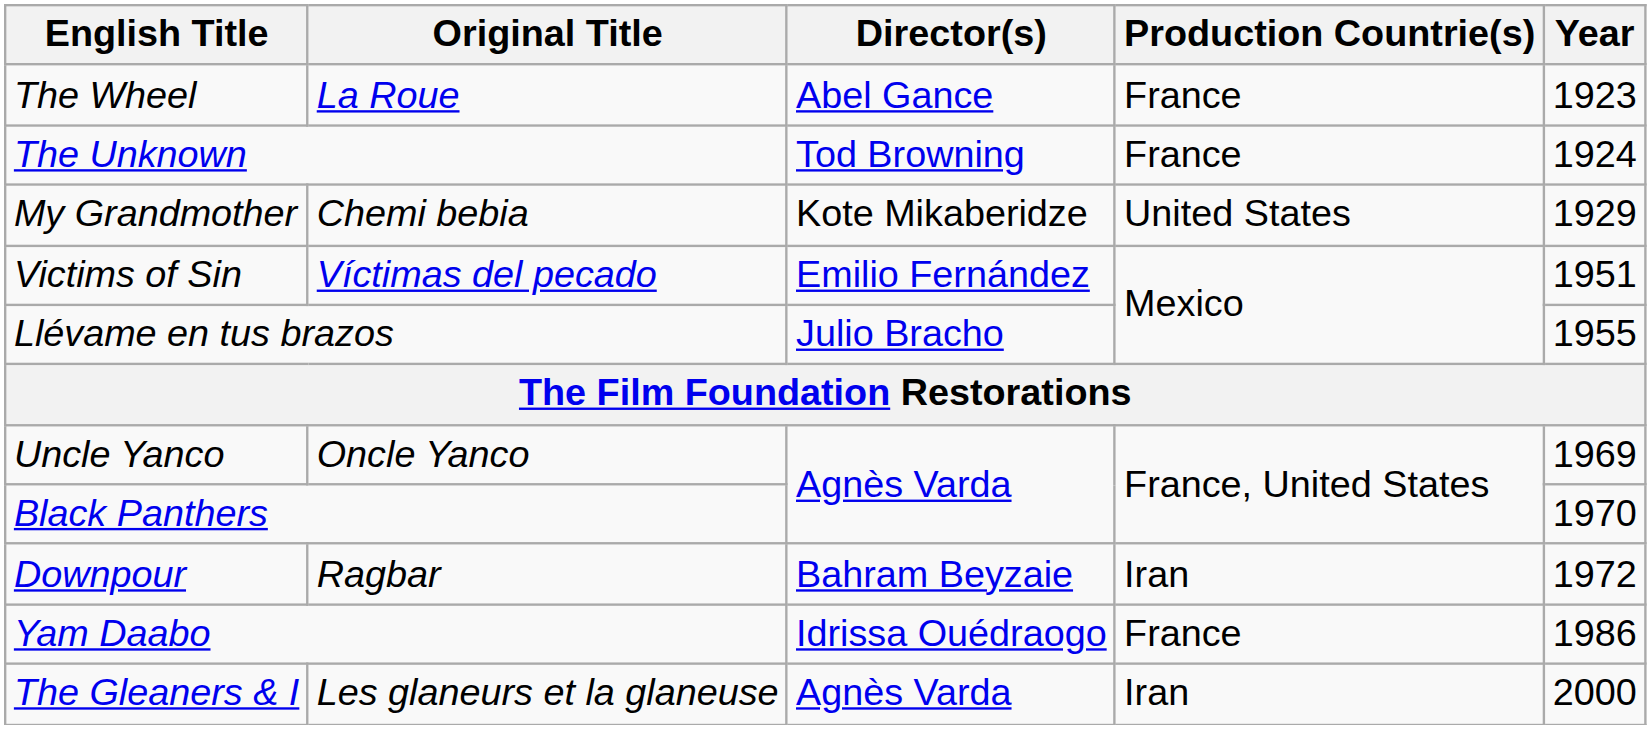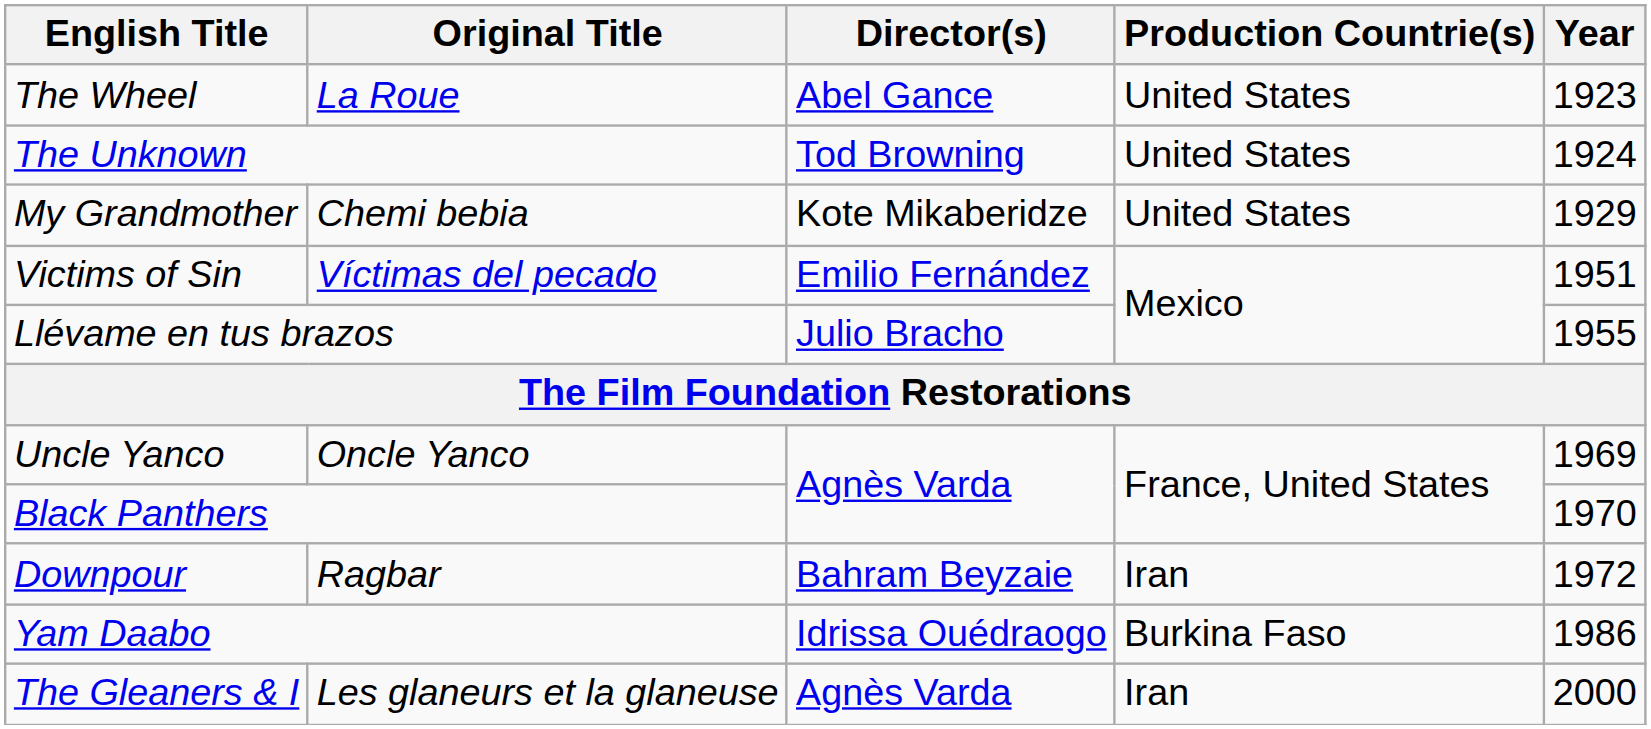(1183, 94) France -> (1237, 94) United States
(1183, 154) France -> (1237, 154) United States
(1183, 633) France -> (1235, 633) Burkina Faso
